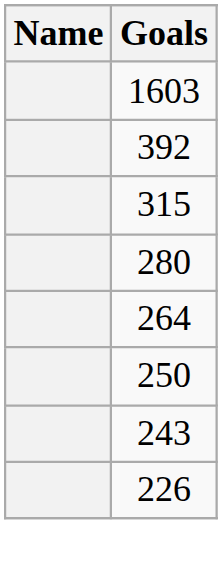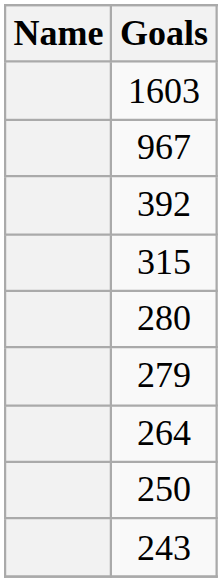+ row: (164, 147)
+ row: (164, 375)
- row: (164, 489)
